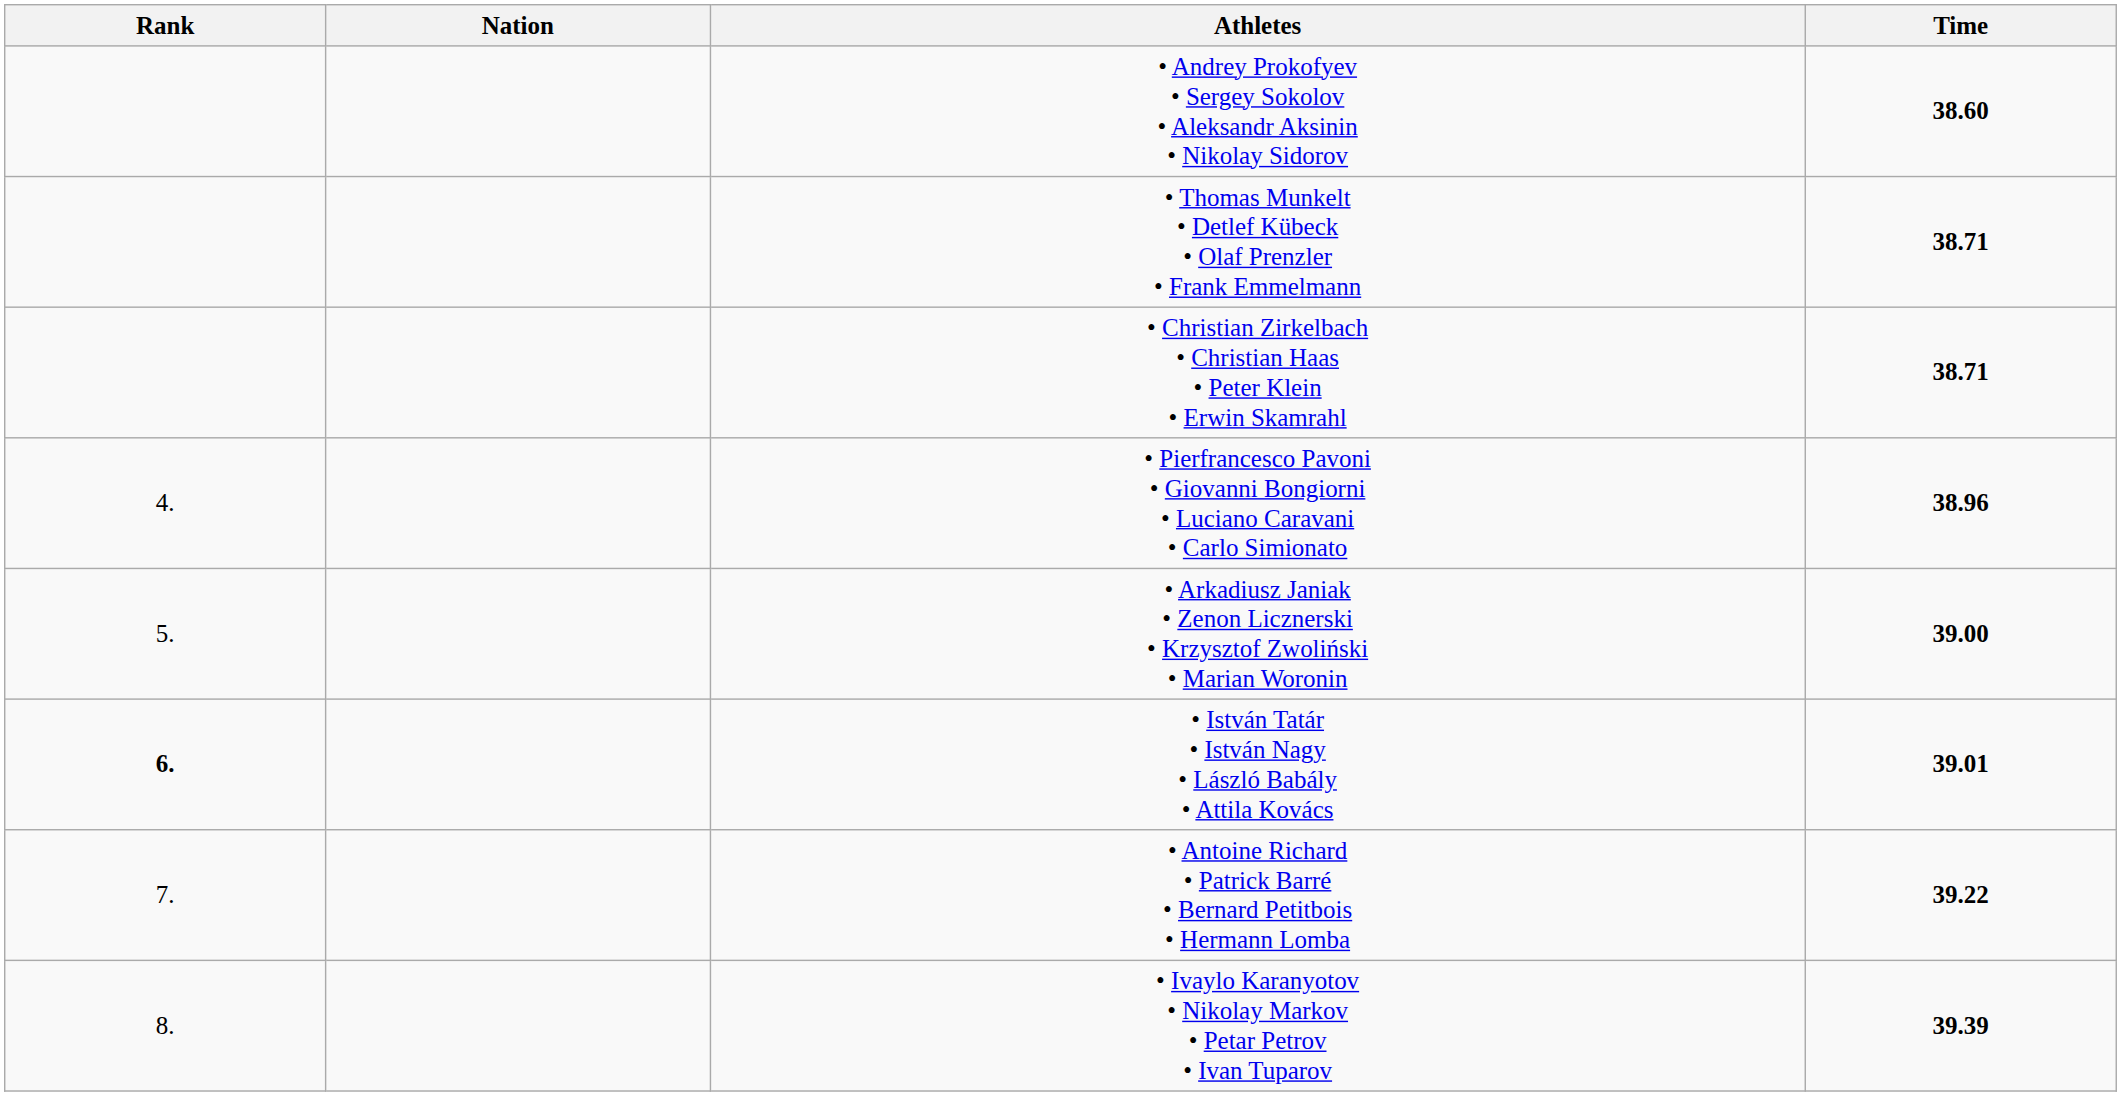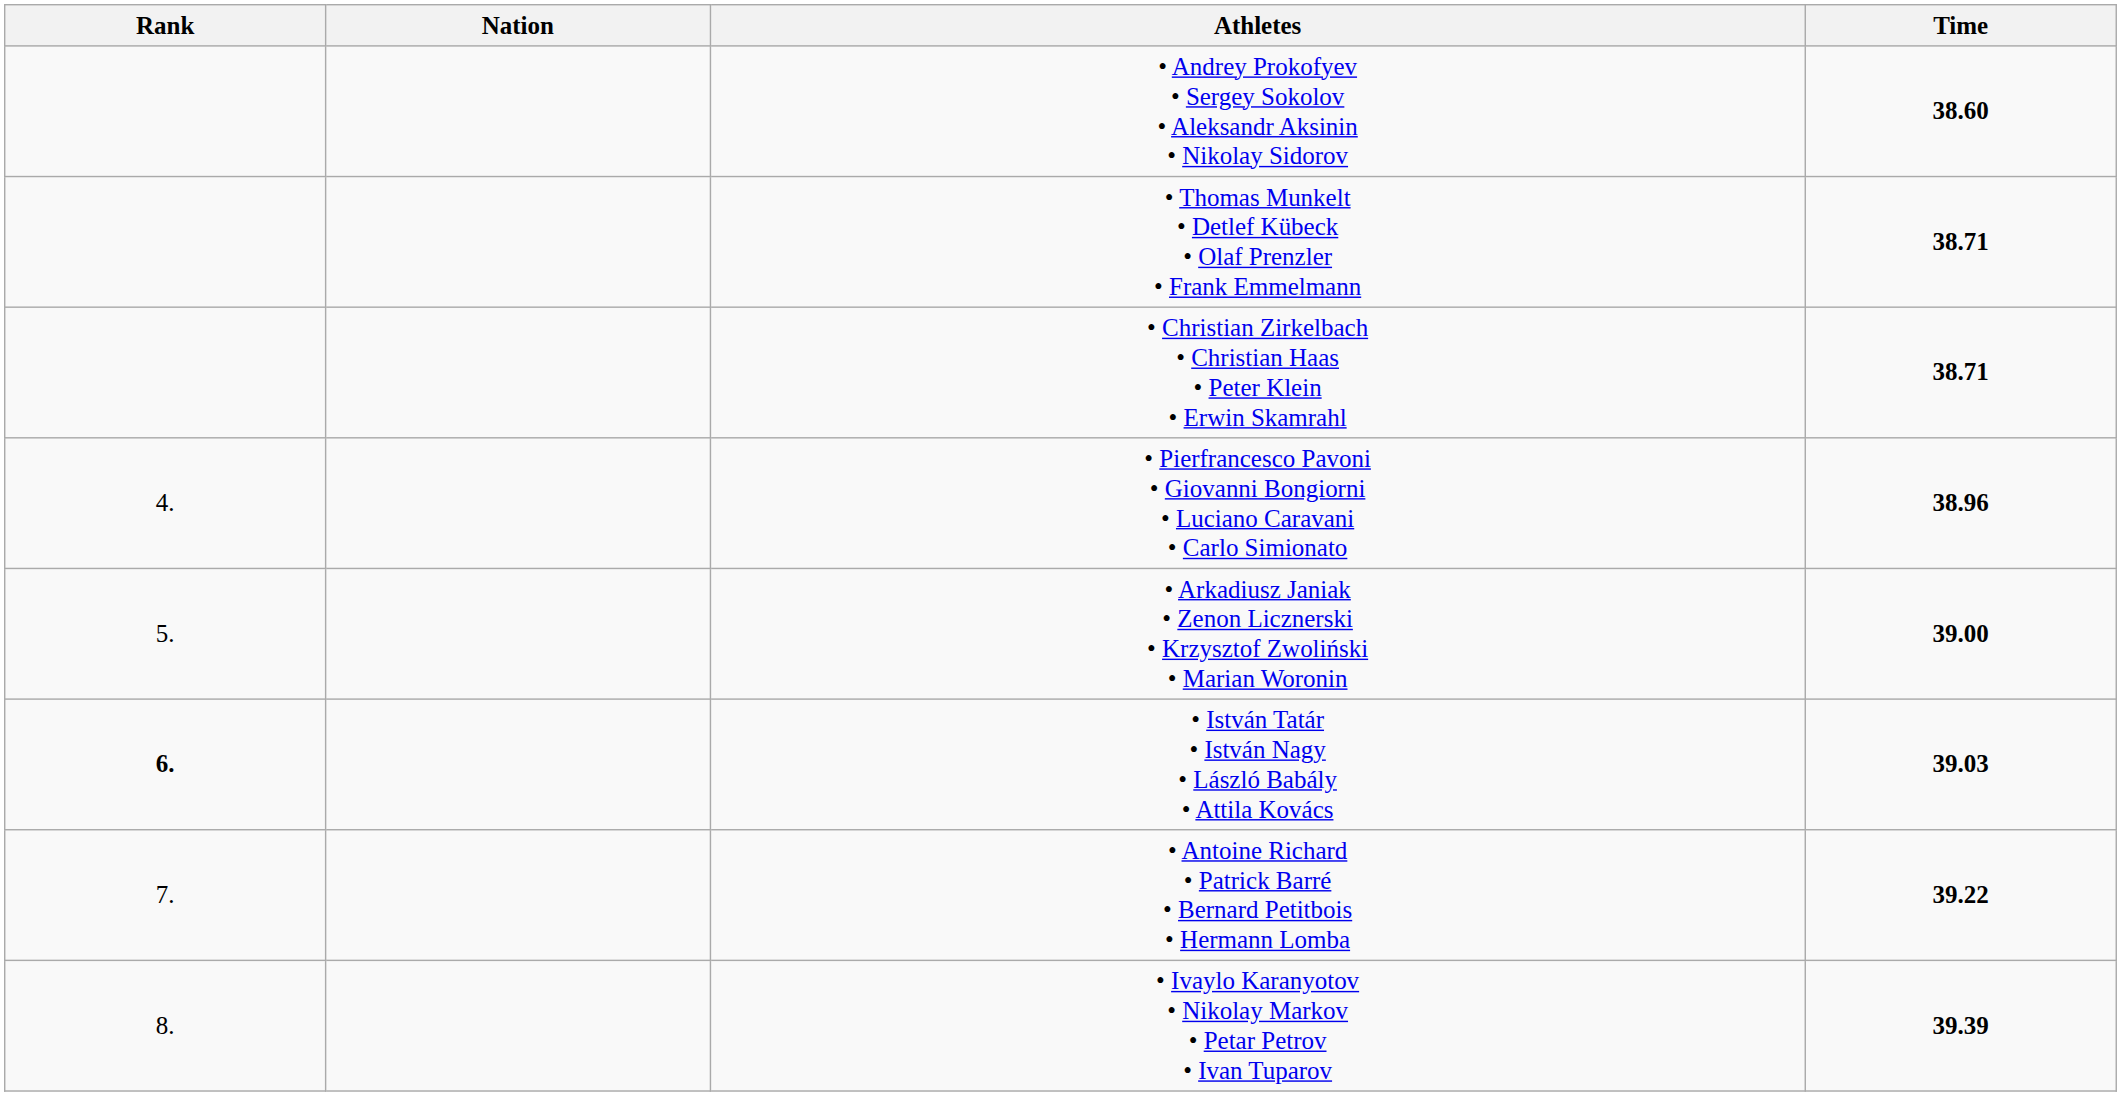(1961, 764) 39.01 -> (1961, 764) 39.03
